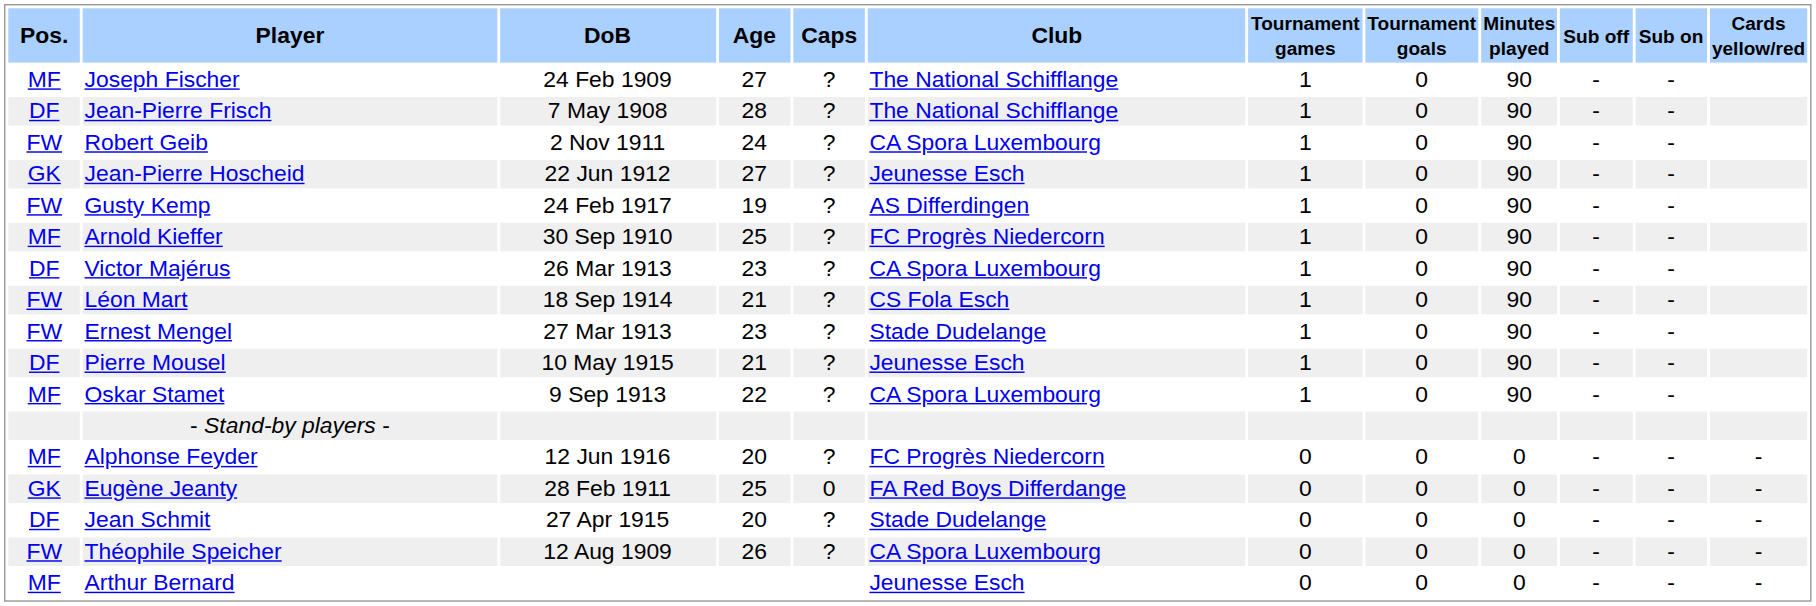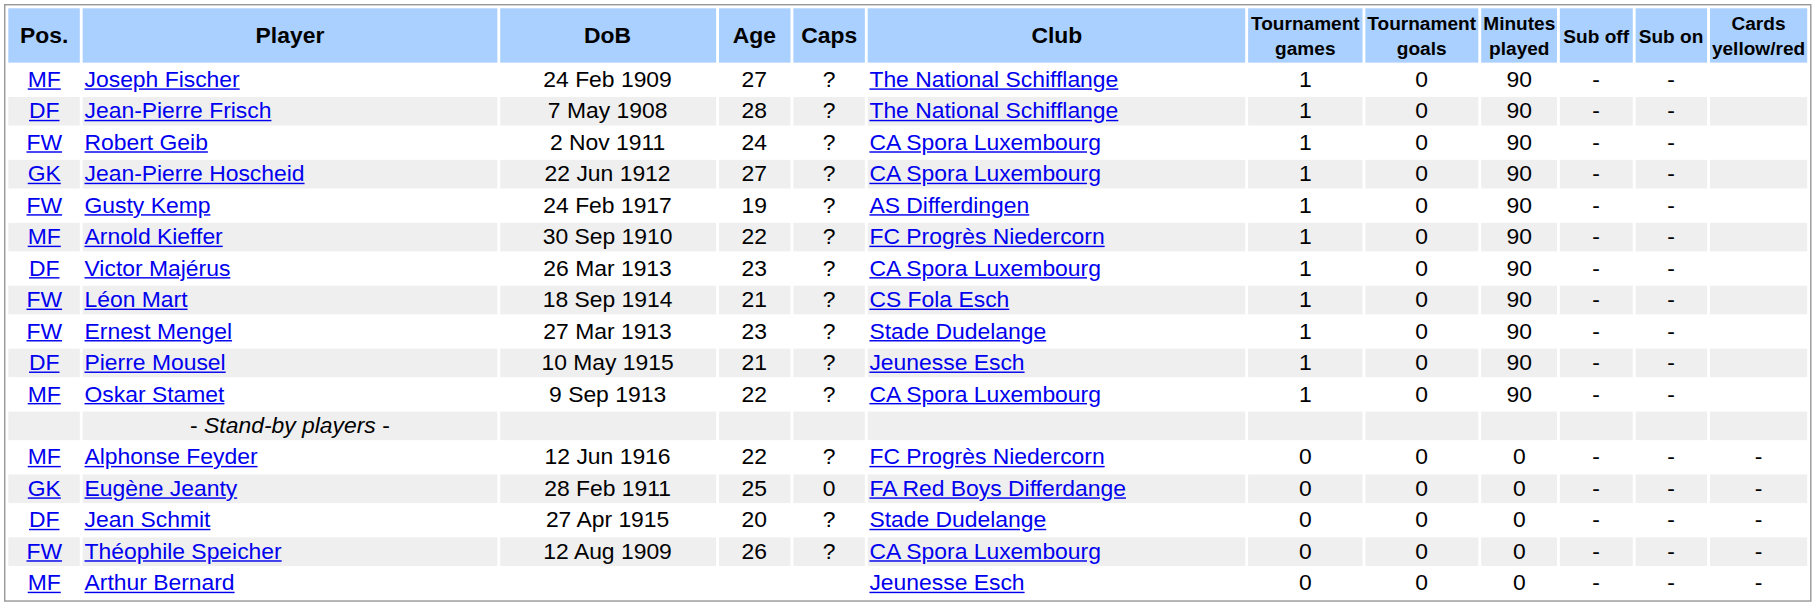(947, 173) Jeunesse Esch -> (985, 173) CA Spora Luxembourg
(754, 236) 25 -> (754, 236) 22
(754, 457) 20 -> (754, 457) 22
